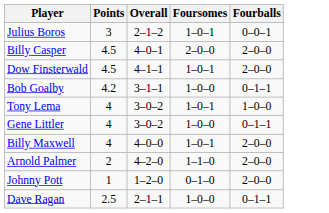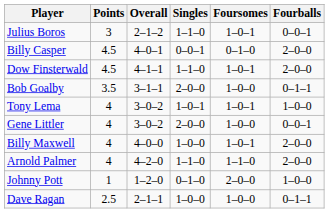+ column: (190, 13)
(200, 50) 2–0–0 -> (240, 50) 0–1–0
(109, 87) 4.2 -> (109, 87) 3.5
(257, 124) 0–1–1 -> (297, 124) 0–0–1
(109, 161) 2 -> (109, 161) 4
(200, 180) 0–1–0 -> (240, 180) 2–0–0
(257, 180) 2–0–0 -> (297, 180) 1–0–0
